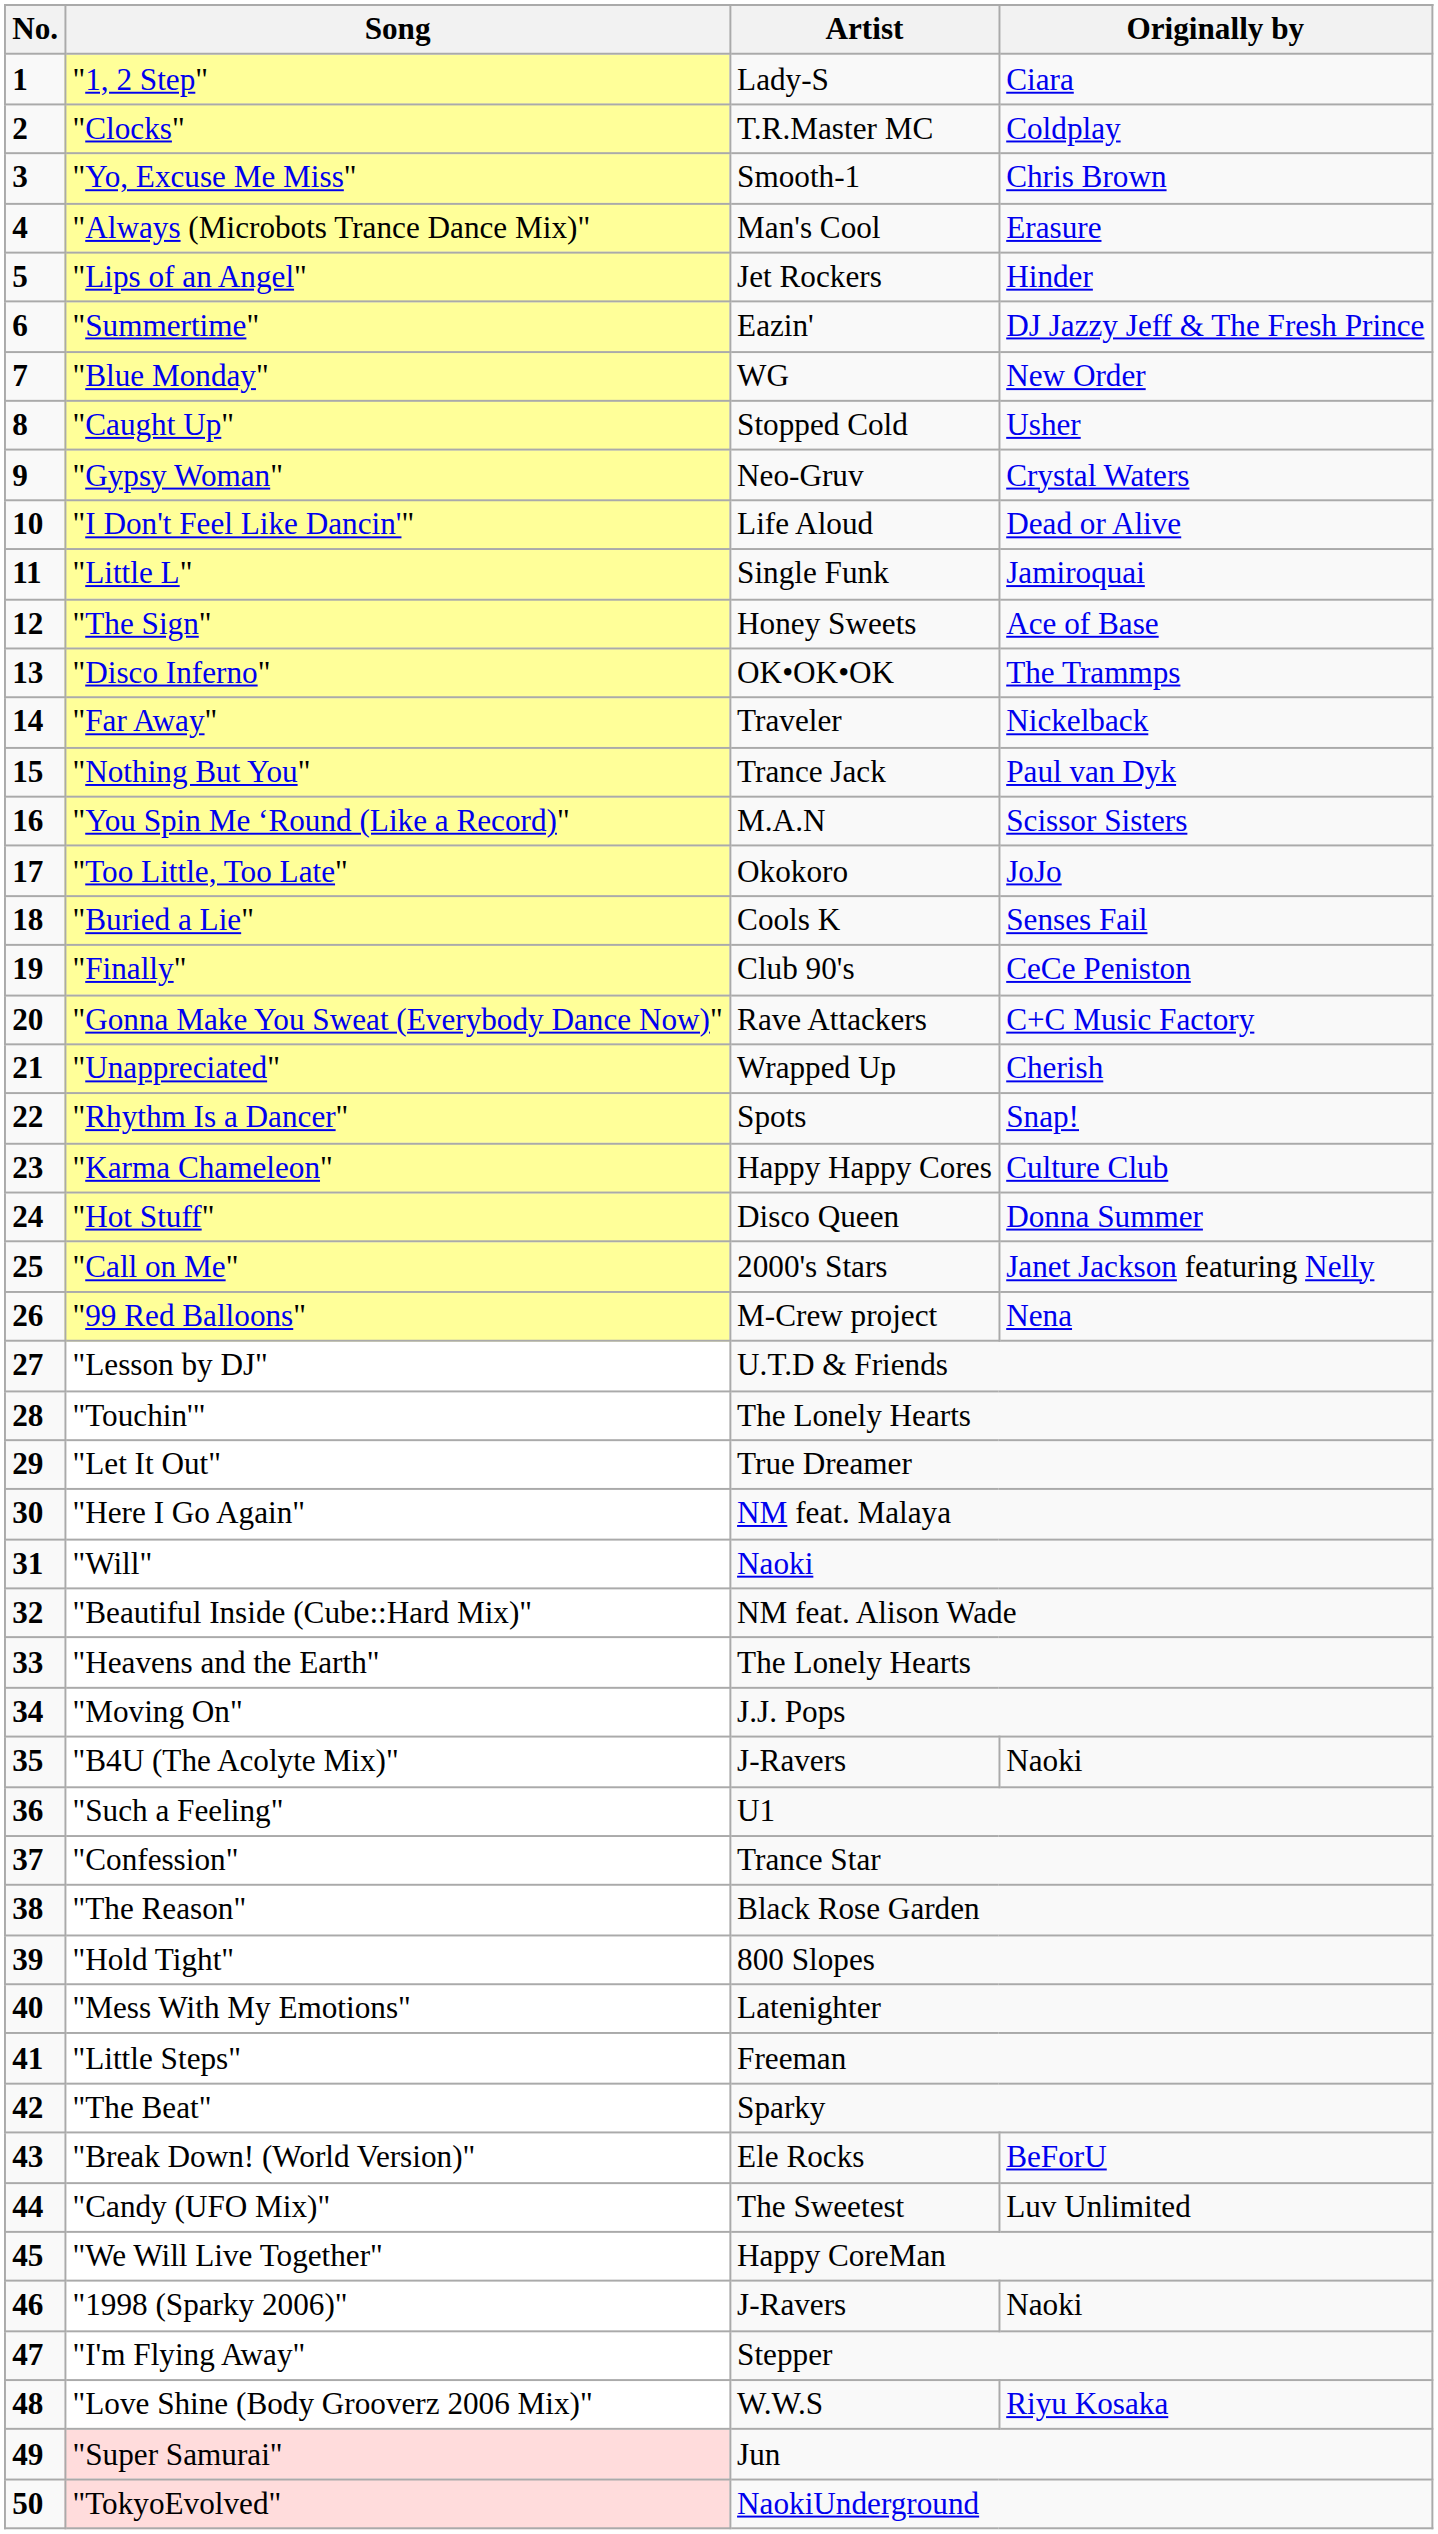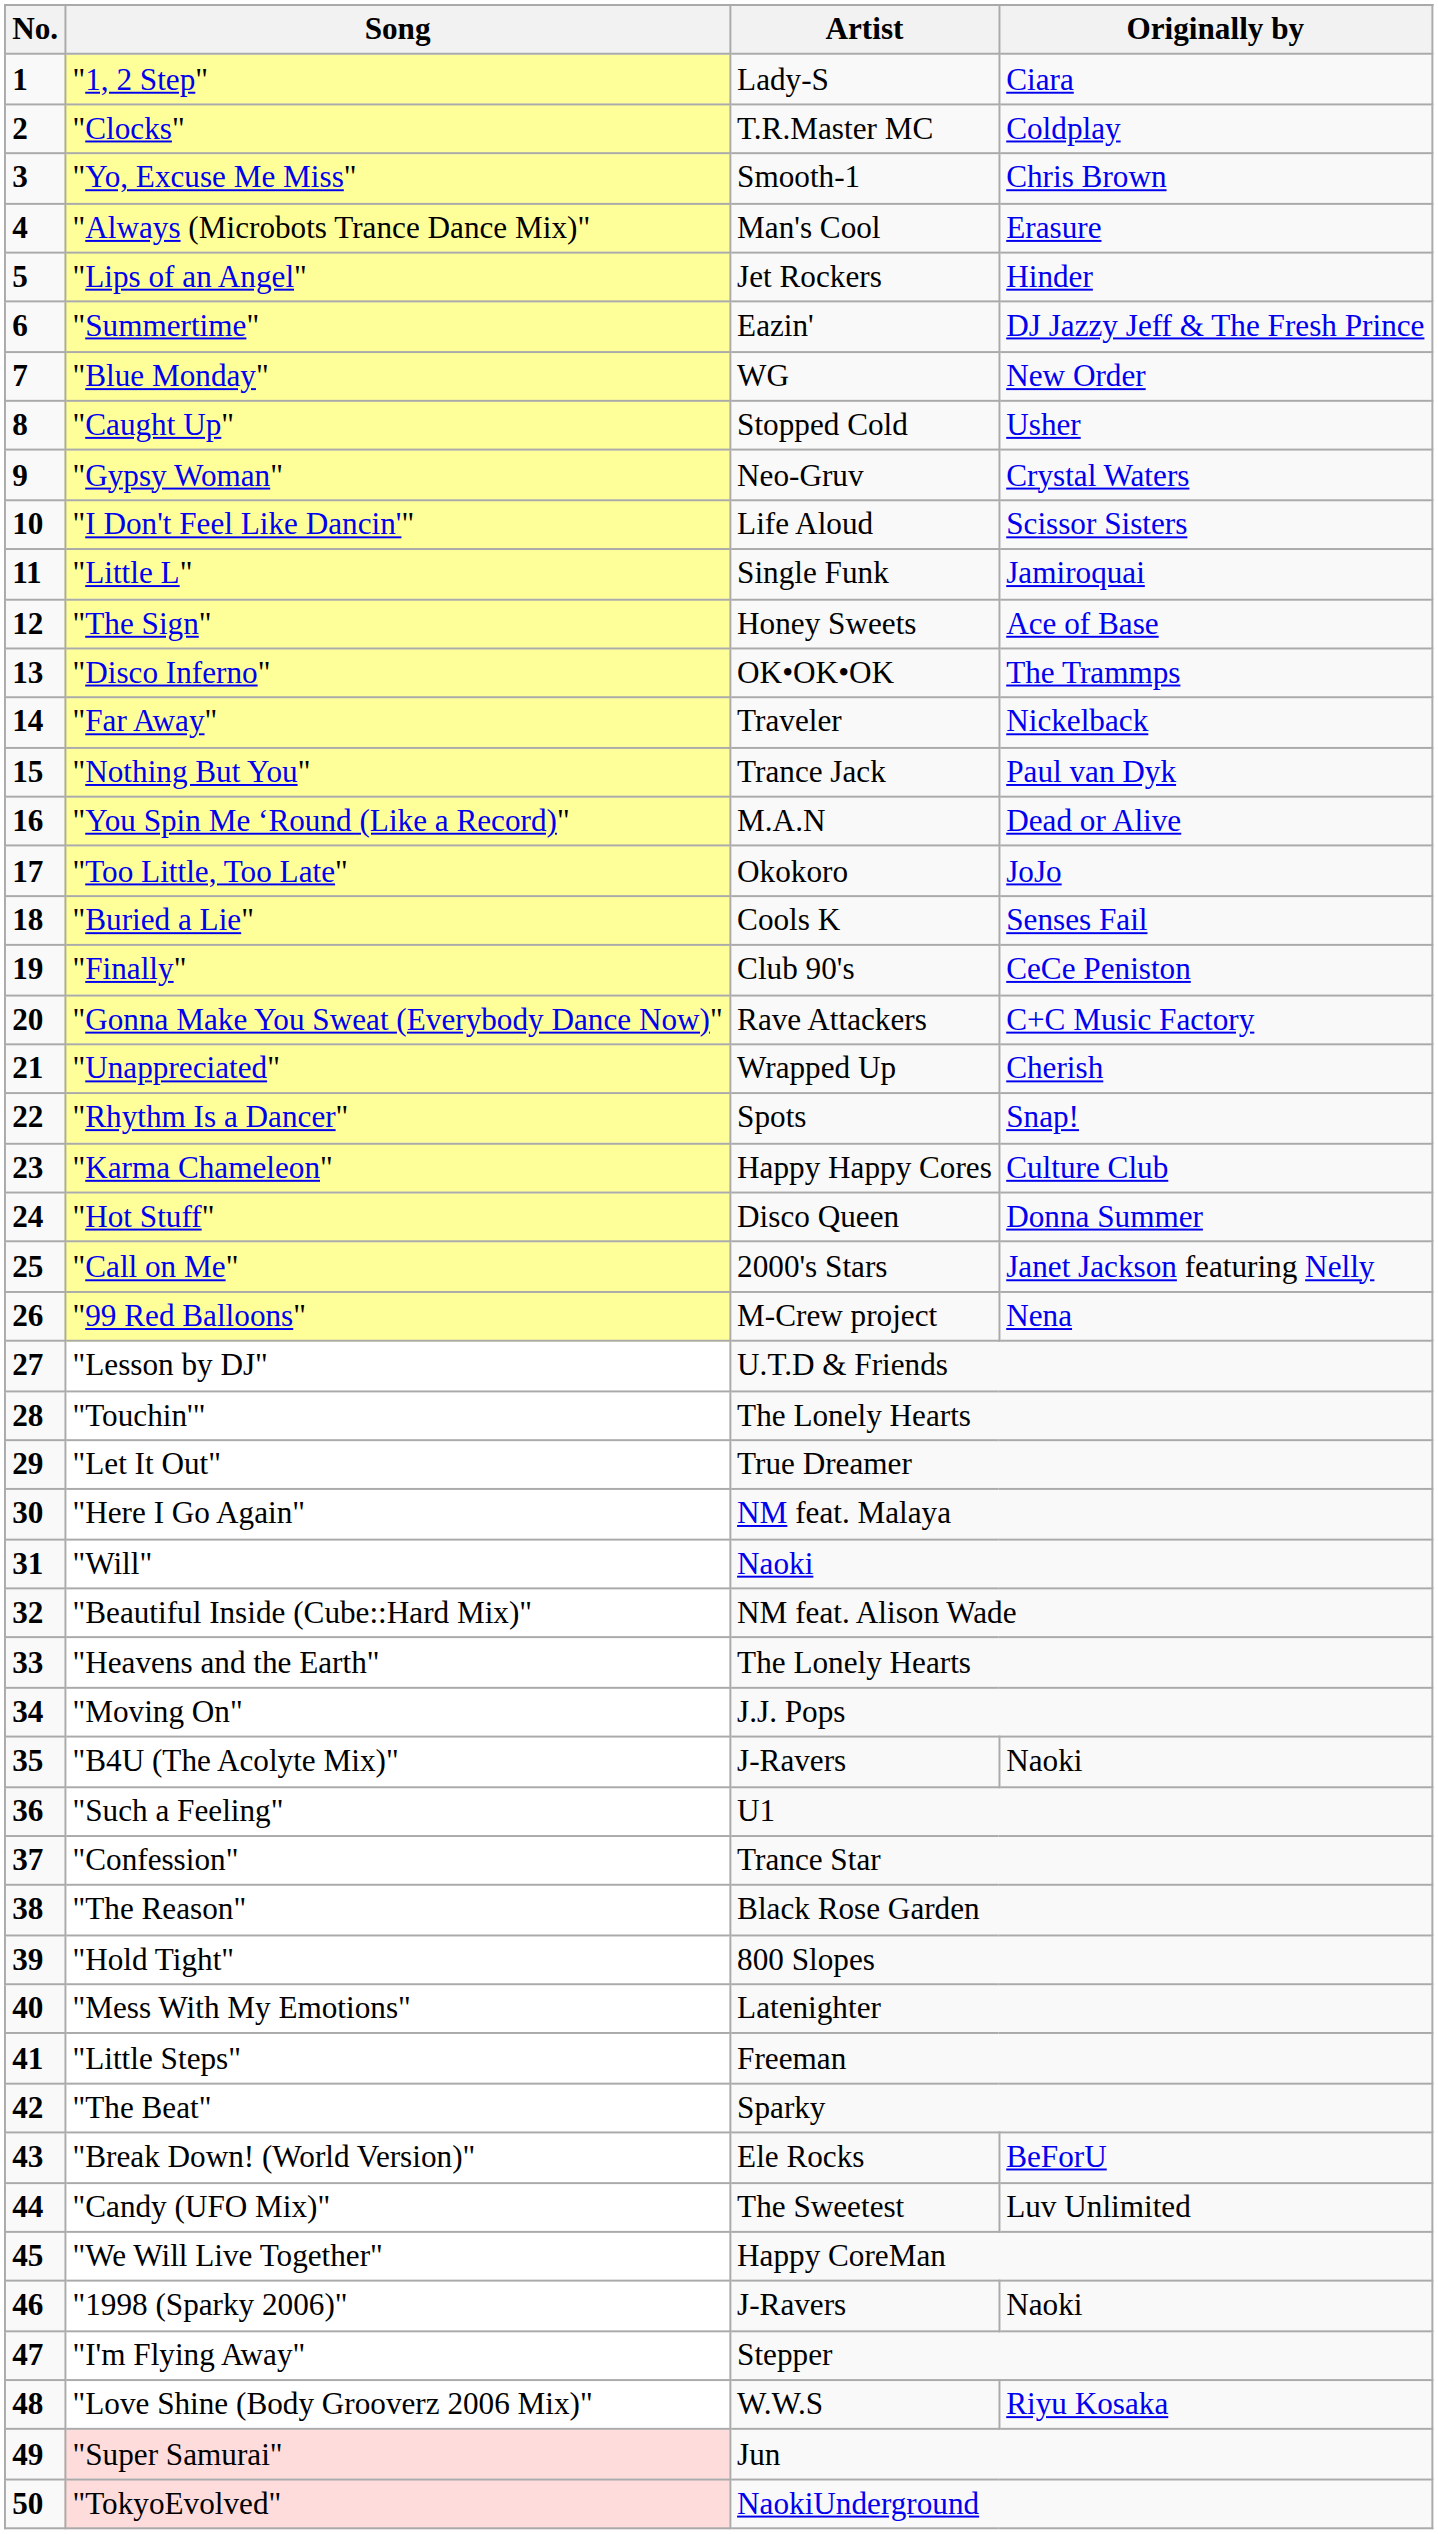(1094, 524) Dead or Alive -> (1097, 524) Scissor Sisters
(1097, 820) Scissor Sisters -> (1094, 820) Dead or Alive
